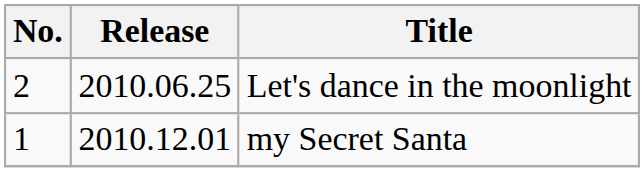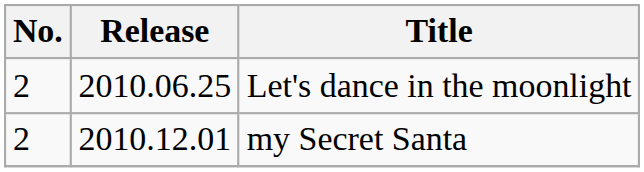(21, 138) 1 -> (21, 138) 2
